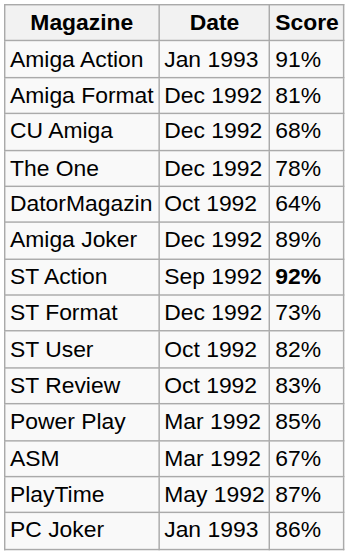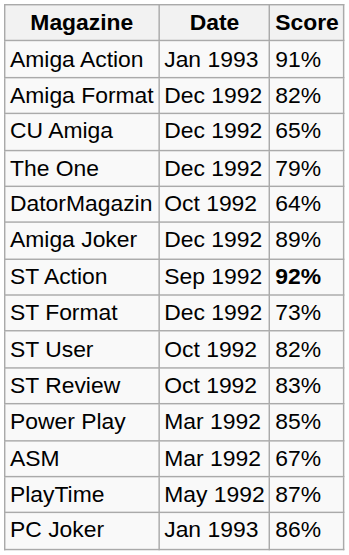(298, 95) 81% -> (298, 95) 82%
(298, 131) 68% -> (298, 131) 65%
(298, 167) 78% -> (298, 167) 79%
